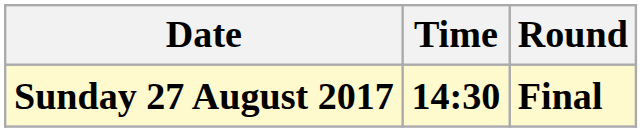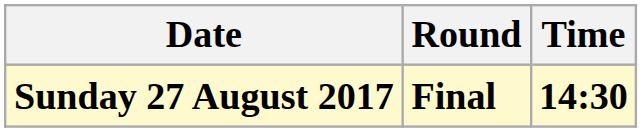columns swapped: (456, 34) <-> (573, 34)
